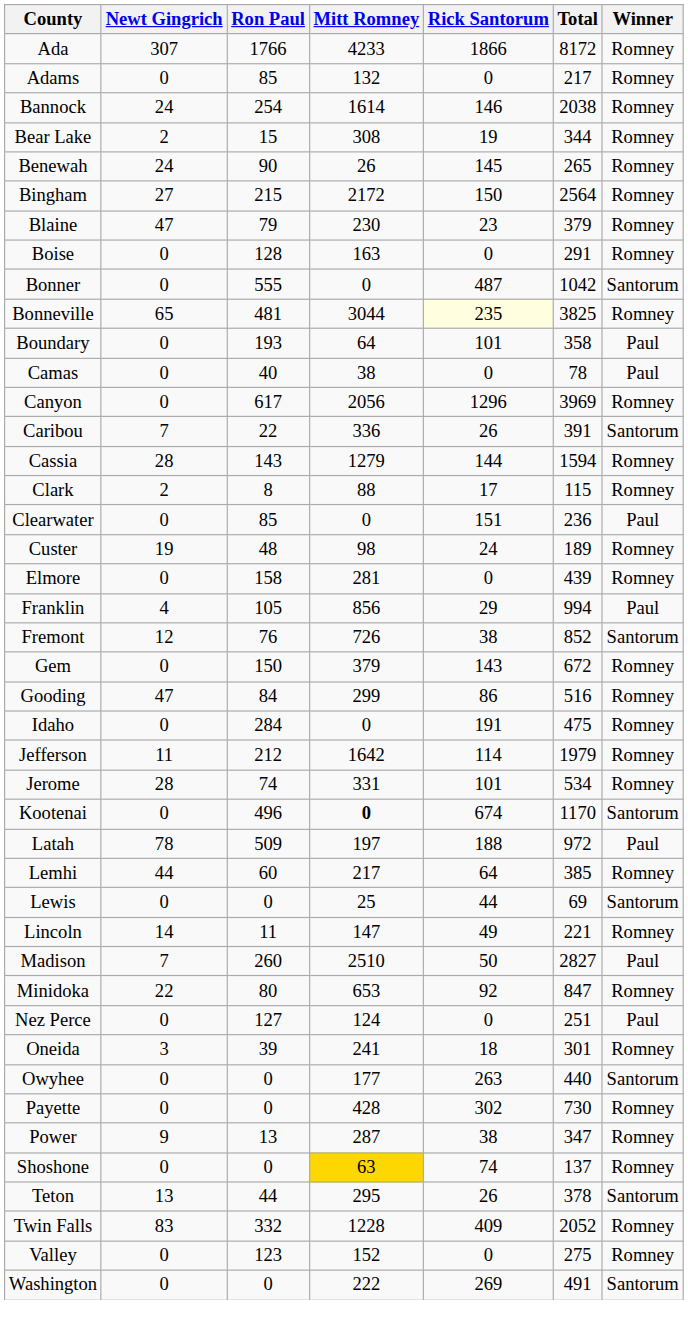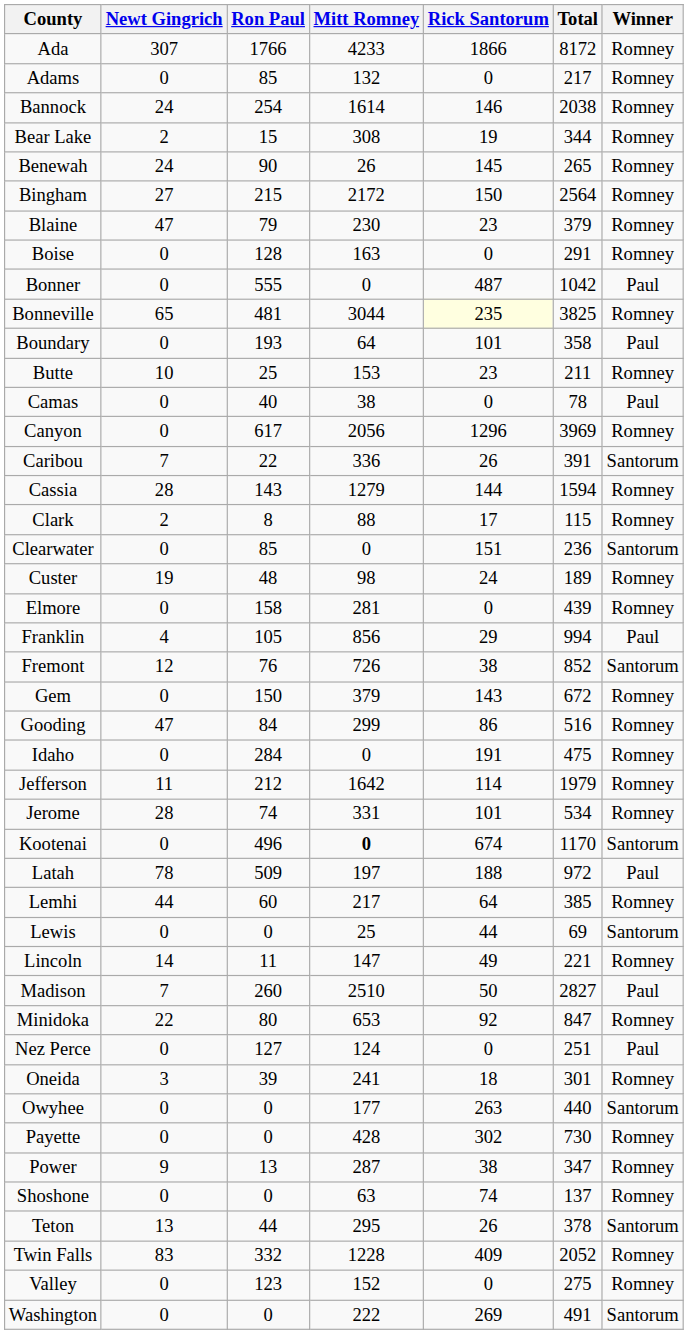(643, 284) Santorum -> (643, 284) Paul
+ row: (53, 372)
(643, 519) Paul -> (643, 549) Santorum
(366, 1167) gold background -> (366, 1196) no background
